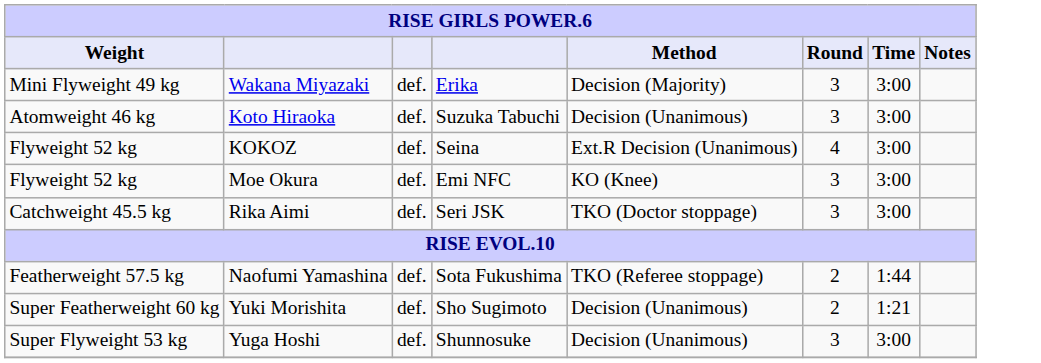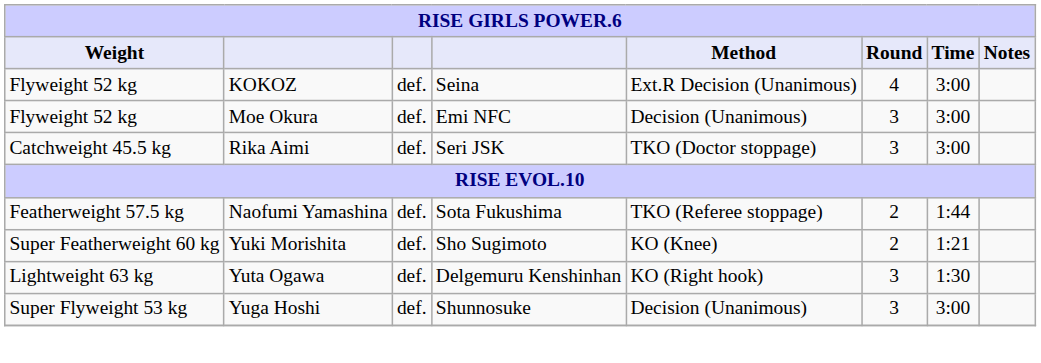- row: (299, 84)
- row: (282, 116)
(615, 180) KO (Knee) -> (719, 116) Decision (Unanimous)
(659, 308) Decision (Unanimous) -> (674, 244) KO (Knee)
+ row: (277, 276)
